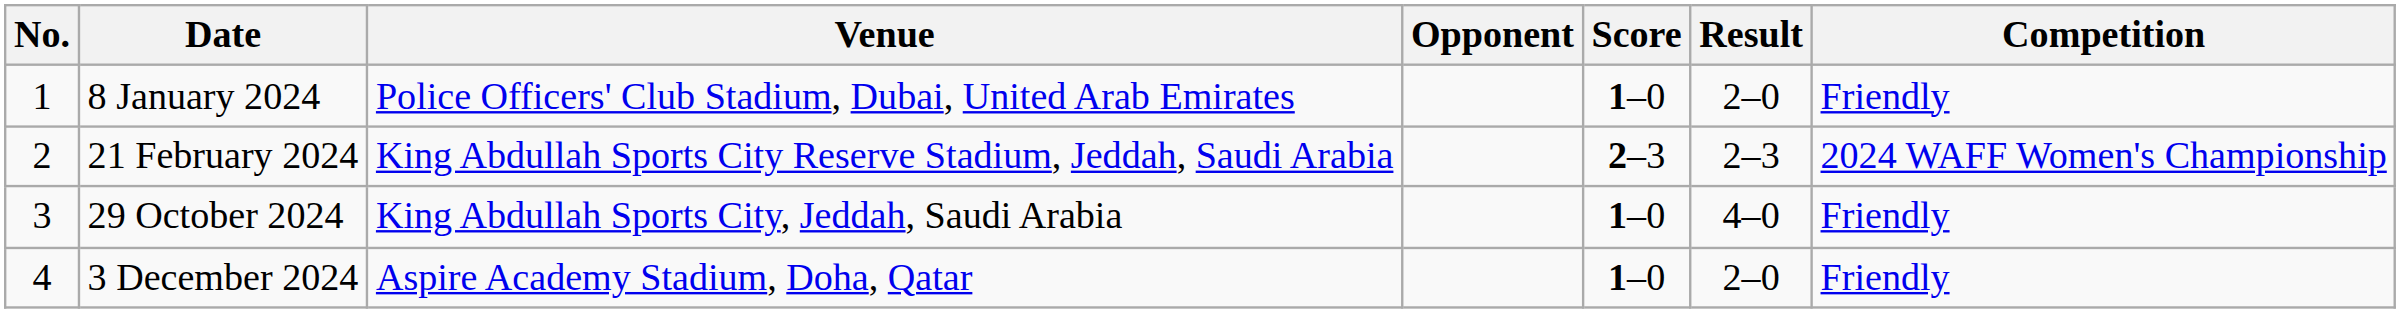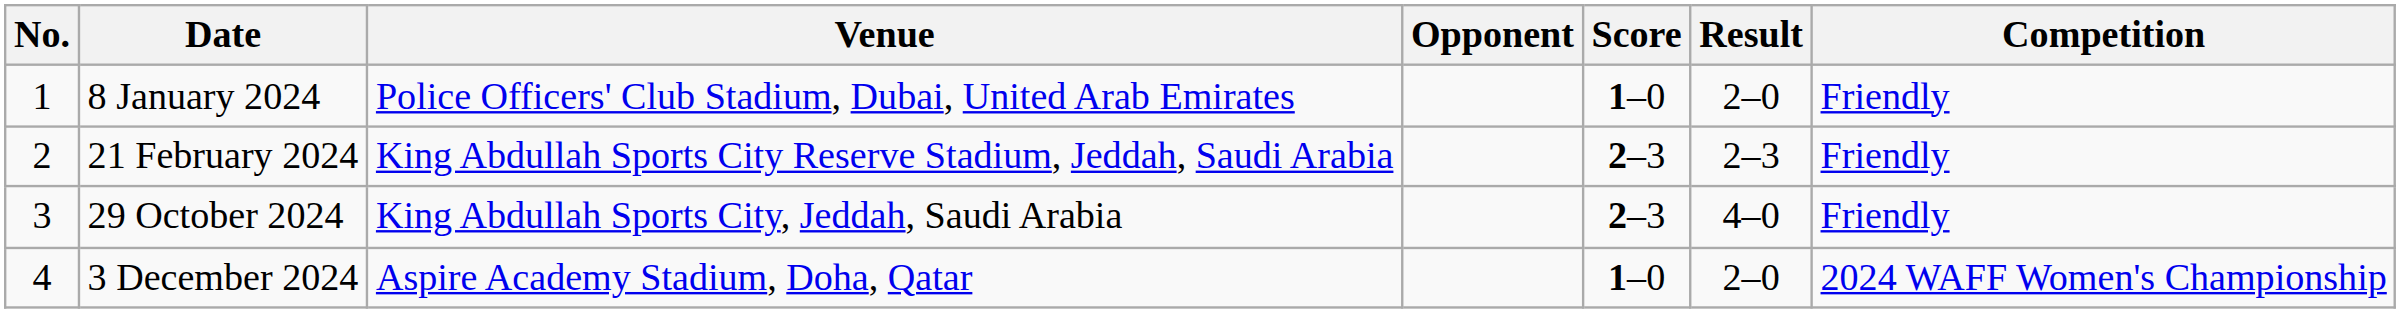(2104, 155) 2024 WAFF Women's Championship -> (1885, 155) Friendly
(1637, 215) 1–0 -> (1637, 215) 2–3
(1885, 276) Friendly -> (2104, 276) 2024 WAFF Women's Championship
